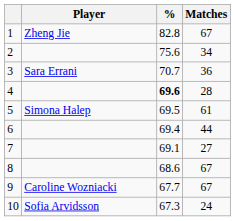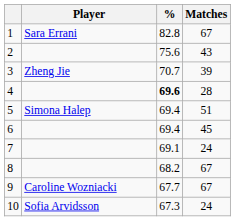(47, 33) Zheng Jie -> (51, 33) Sara Errani
(206, 52) 34 -> (206, 52) 43
(51, 72) Sara Errani -> (47, 72) Zheng Jie
(206, 72) 36 -> (206, 72) 39
(170, 110) 69.5 -> (170, 110) 69.4
(206, 110) 61 -> (206, 110) 51
(206, 129) 44 -> (206, 129) 45
(206, 149) 27 -> (206, 149) 24
(170, 168) 68.6 -> (170, 168) 68.2
